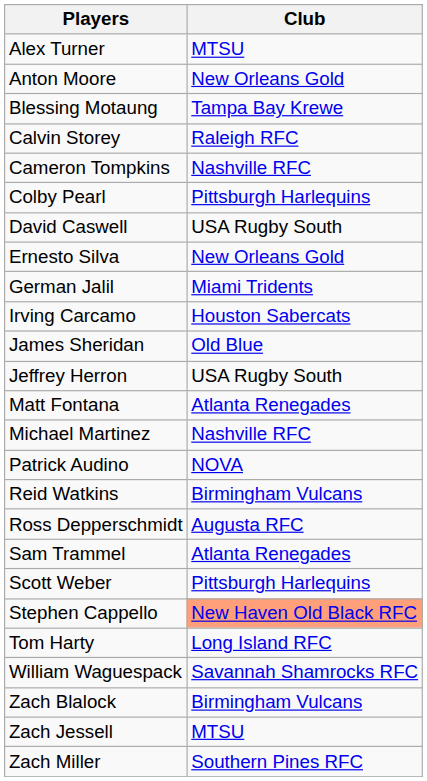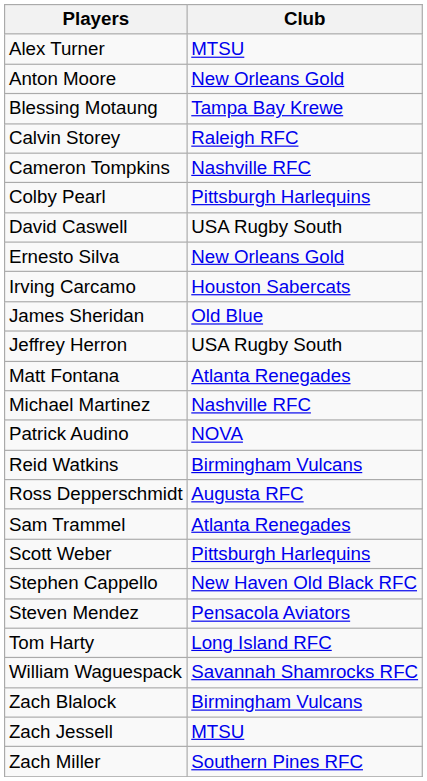- row: (61, 286)
(304, 613) lightsalmon background -> (304, 583) no background
+ row: (74, 613)
